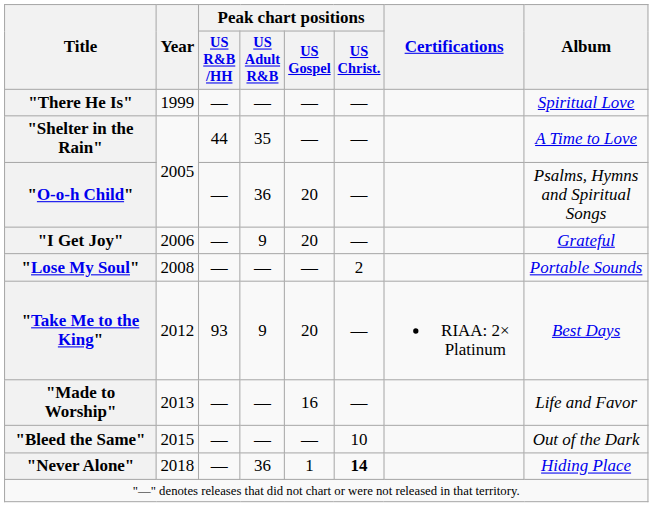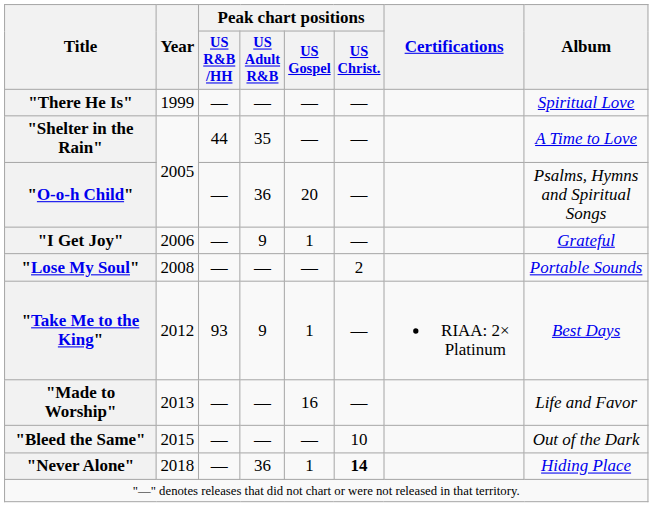(309, 240) 20 -> (309, 240) 1
(309, 330) 20 -> (309, 330) 1
